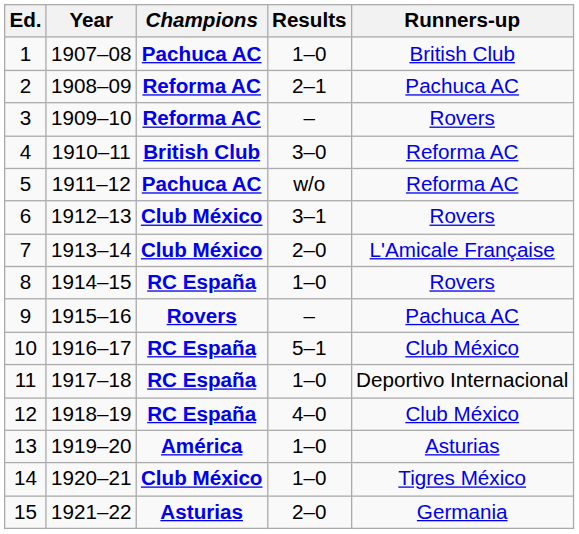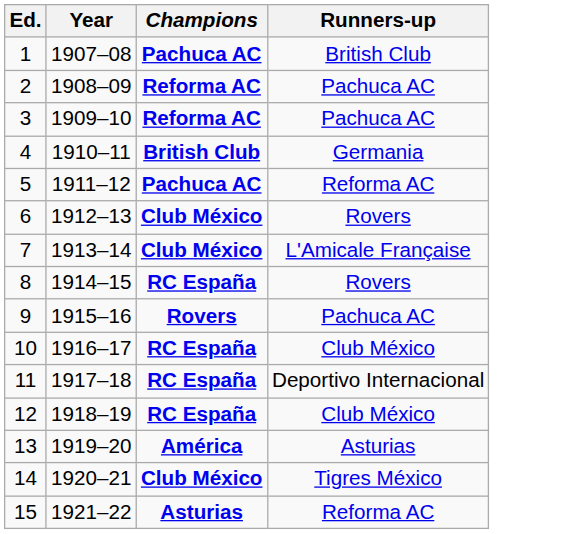- column: (309, 20)
(462, 119) Rovers -> (378, 119) Pachuca AC
(462, 151) Reforma AC -> (378, 151) Germania
(462, 511) Germania -> (378, 511) Reforma AC
